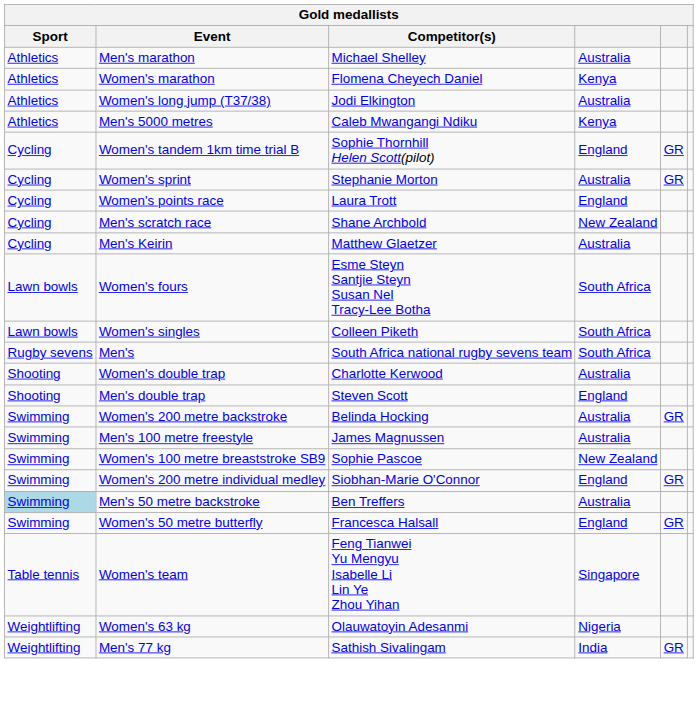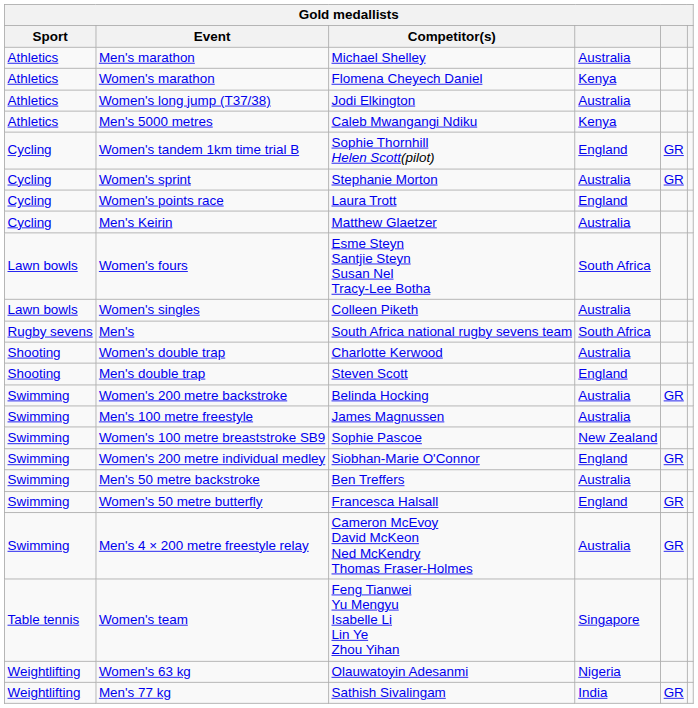- row: (155, 222)
(615, 331) South Africa -> (604, 310) Australia
(39, 501) lightblue background -> (39, 480) no background
+ row: (204, 545)
